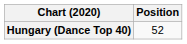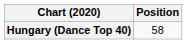(158, 30) 52 -> (158, 30) 58
